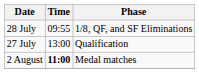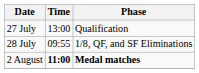rows swapped: (21, 44) <-> (21, 28)
(106, 60) normal -> (108, 60) bold
